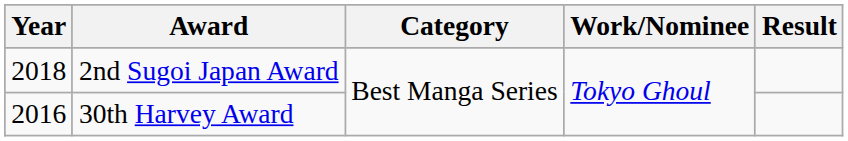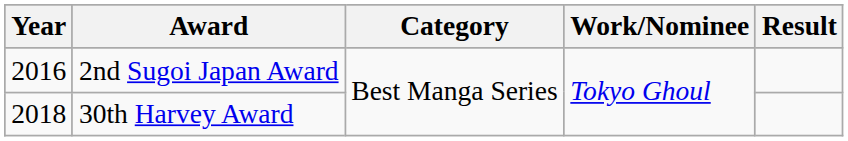(39, 69) 2018 -> (39, 69) 2016
(39, 113) 2016 -> (39, 113) 2018
